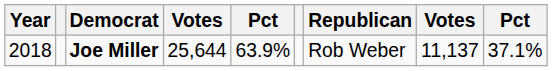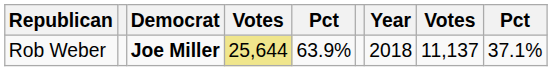columns swapped: (30, 20) <-> (360, 20)
(197, 50) no background -> (258, 50) khaki background
